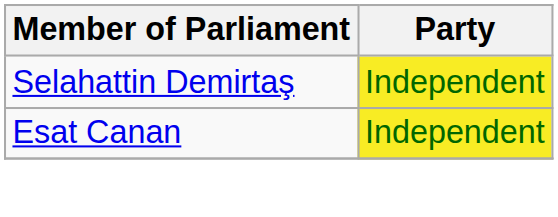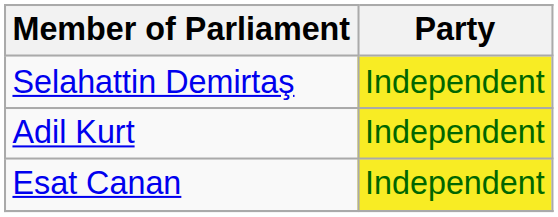+ row: (74, 132)
